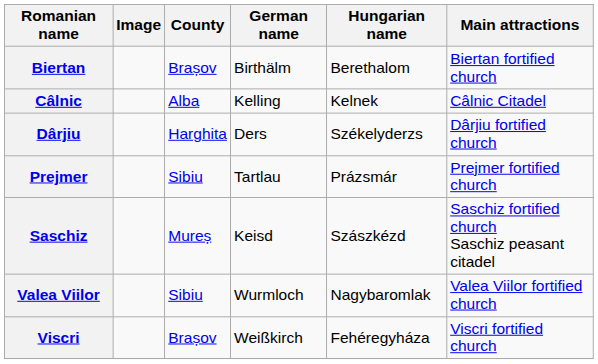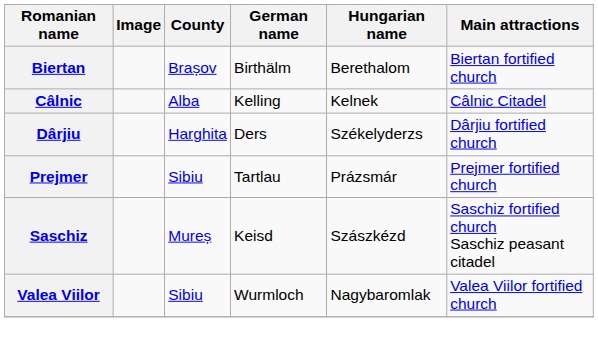- row: (59, 337)
